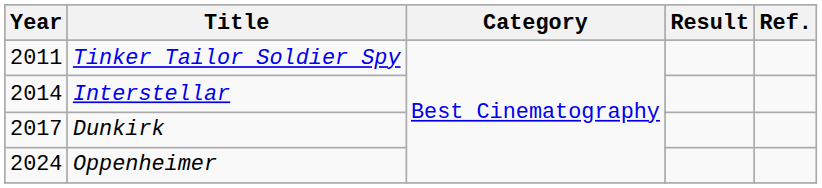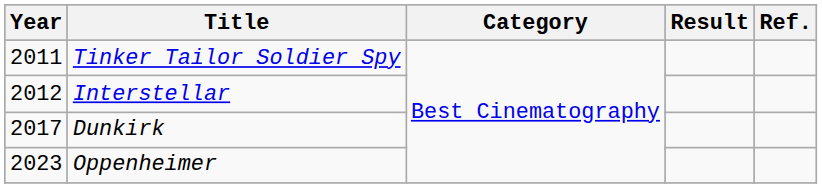(36, 94) 2014 -> (36, 94) 2012
(36, 165) 2024 -> (36, 165) 2023
